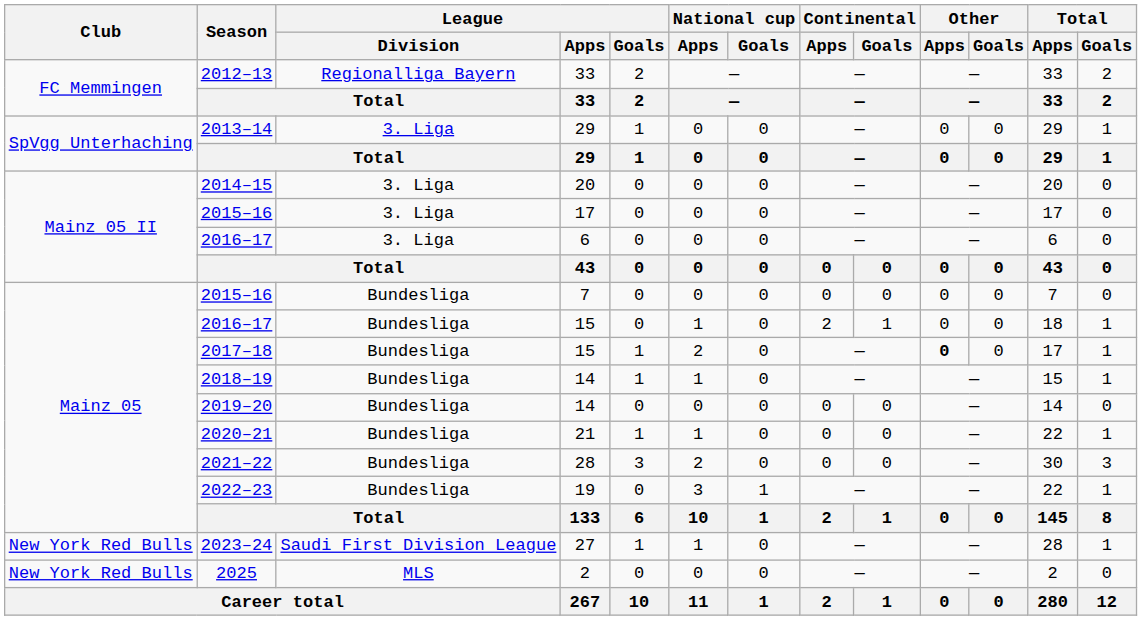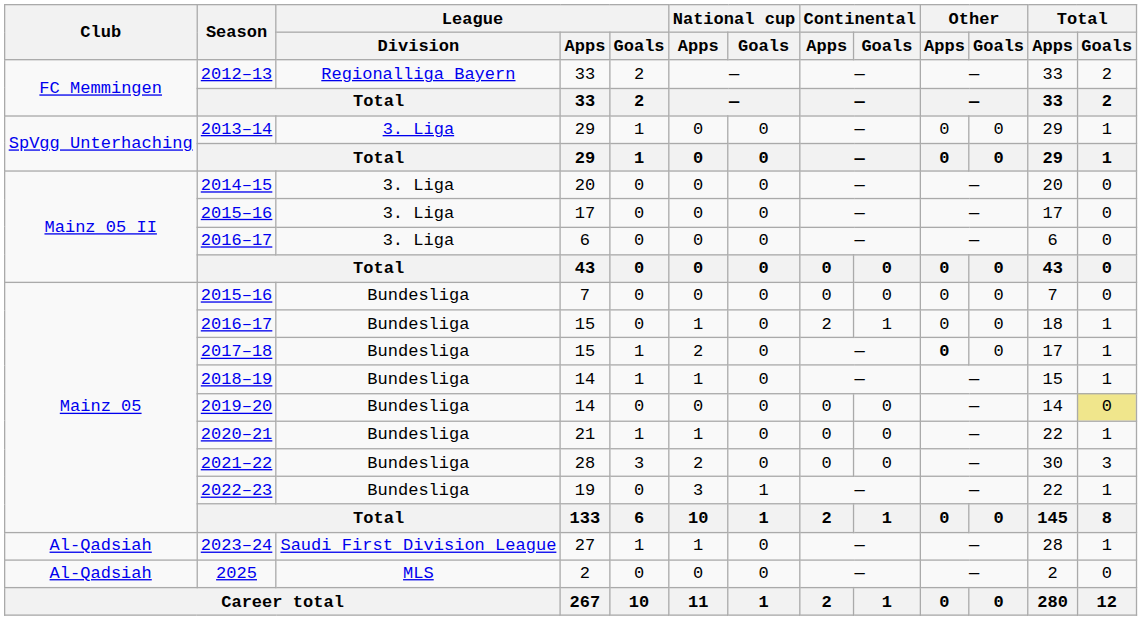(1107, 407) no background -> (1107, 407) khaki background
(101, 546) New York Red Bulls -> (101, 546) Al-Qadsiah
(101, 574) New York Red Bulls -> (101, 574) Al-Qadsiah
